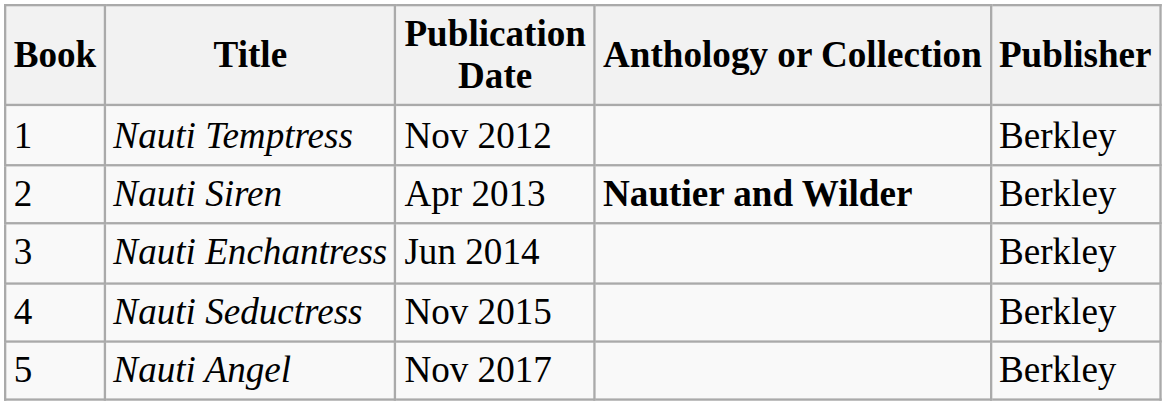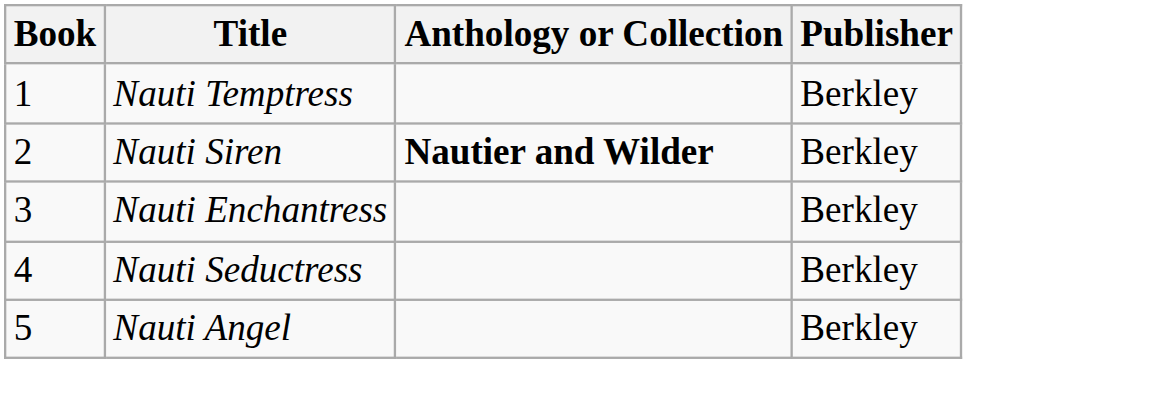- column: (495, 54)
